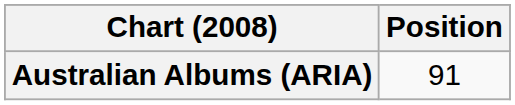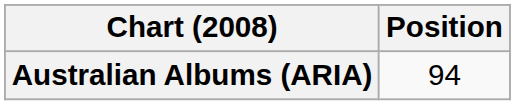(444, 74) 91 -> (444, 74) 94
